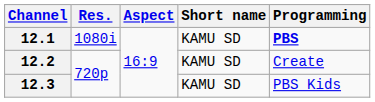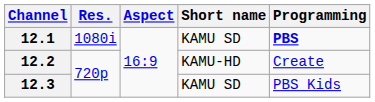(211, 62) KAMU SD -> (211, 62) KAMU-HD
